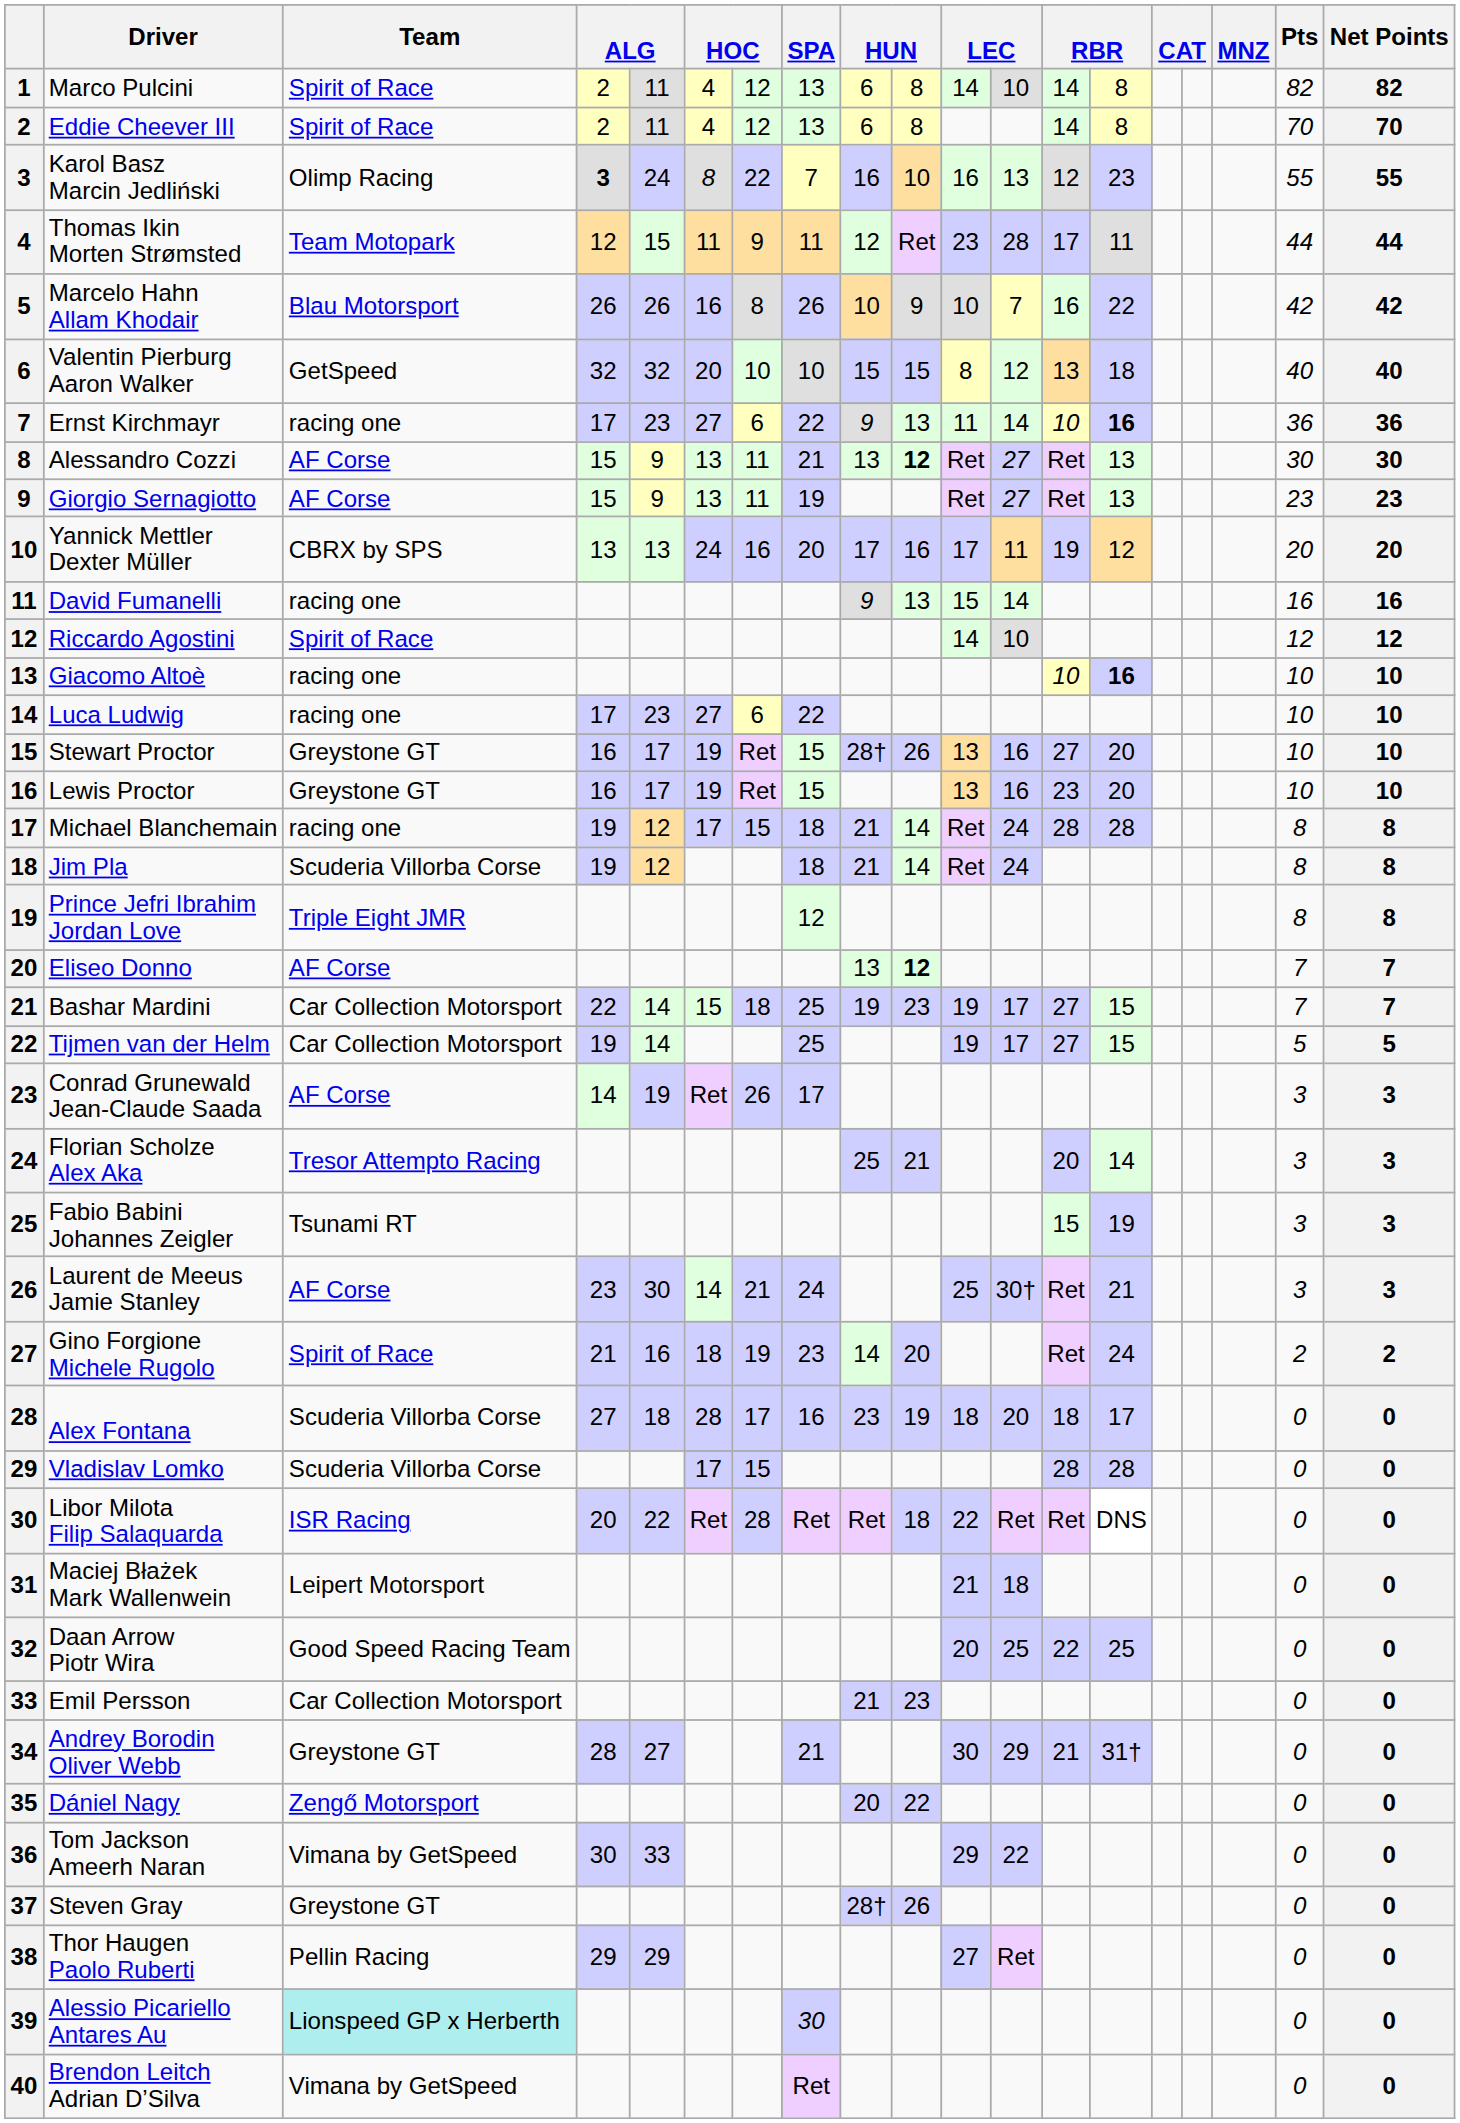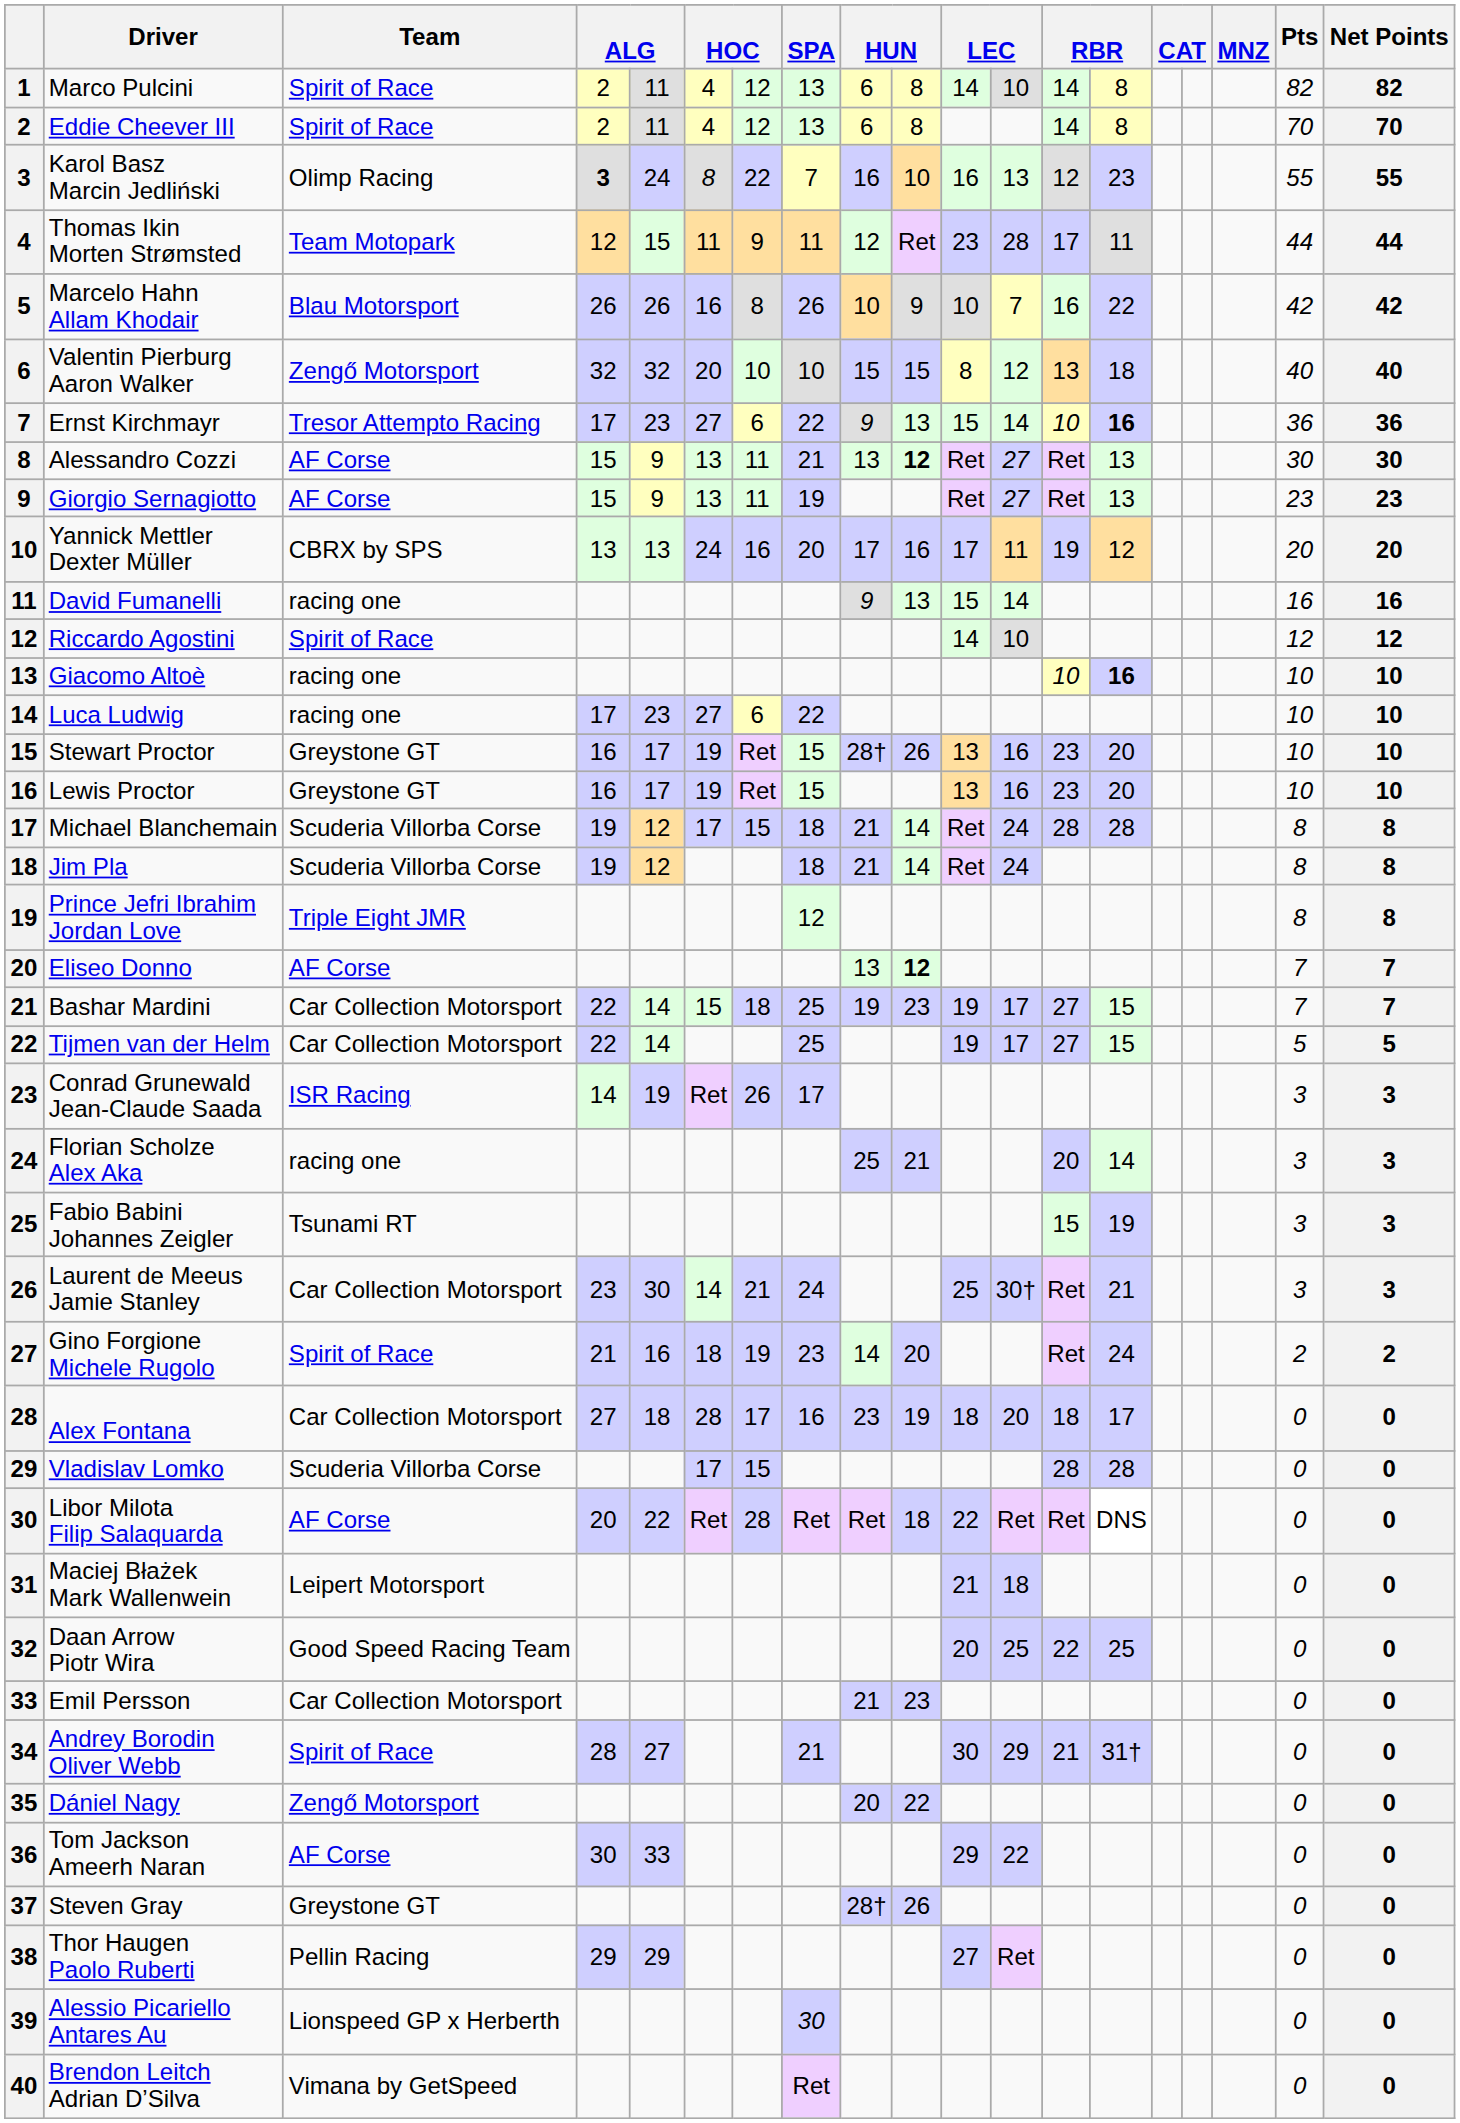(343, 371) GetSpeed -> (384, 371) Zengő Motorsport
(345, 422) racing one -> (415, 422) Tresor Attempto Racing
(966, 422) 11 -> (966, 422) 15
(1066, 752) 27 -> (1066, 752) 23
(345, 828) racing one -> (415, 828) Scuderia Villorba Corse
(603, 1044) 19 -> (603, 1044) 22
(340, 1095) AF Corse -> (350, 1095) ISR Racing
(415, 1160) Tresor Attempto Racing -> (345, 1160) racing one
(340, 1289) AF Corse -> (425, 1289) Car Collection Motorsport
(415, 1418) Scuderia Villorba Corse -> (425, 1418) Car Collection Motorsport
(350, 1520) ISR Racing -> (340, 1520) AF Corse
(364, 1752) Greystone GT -> (361, 1752) Spirit of Race
(403, 1854) Vimana by GetSpeed -> (340, 1854) AF Corse
(424, 2021) paleturquoise background -> (424, 2021) no background
